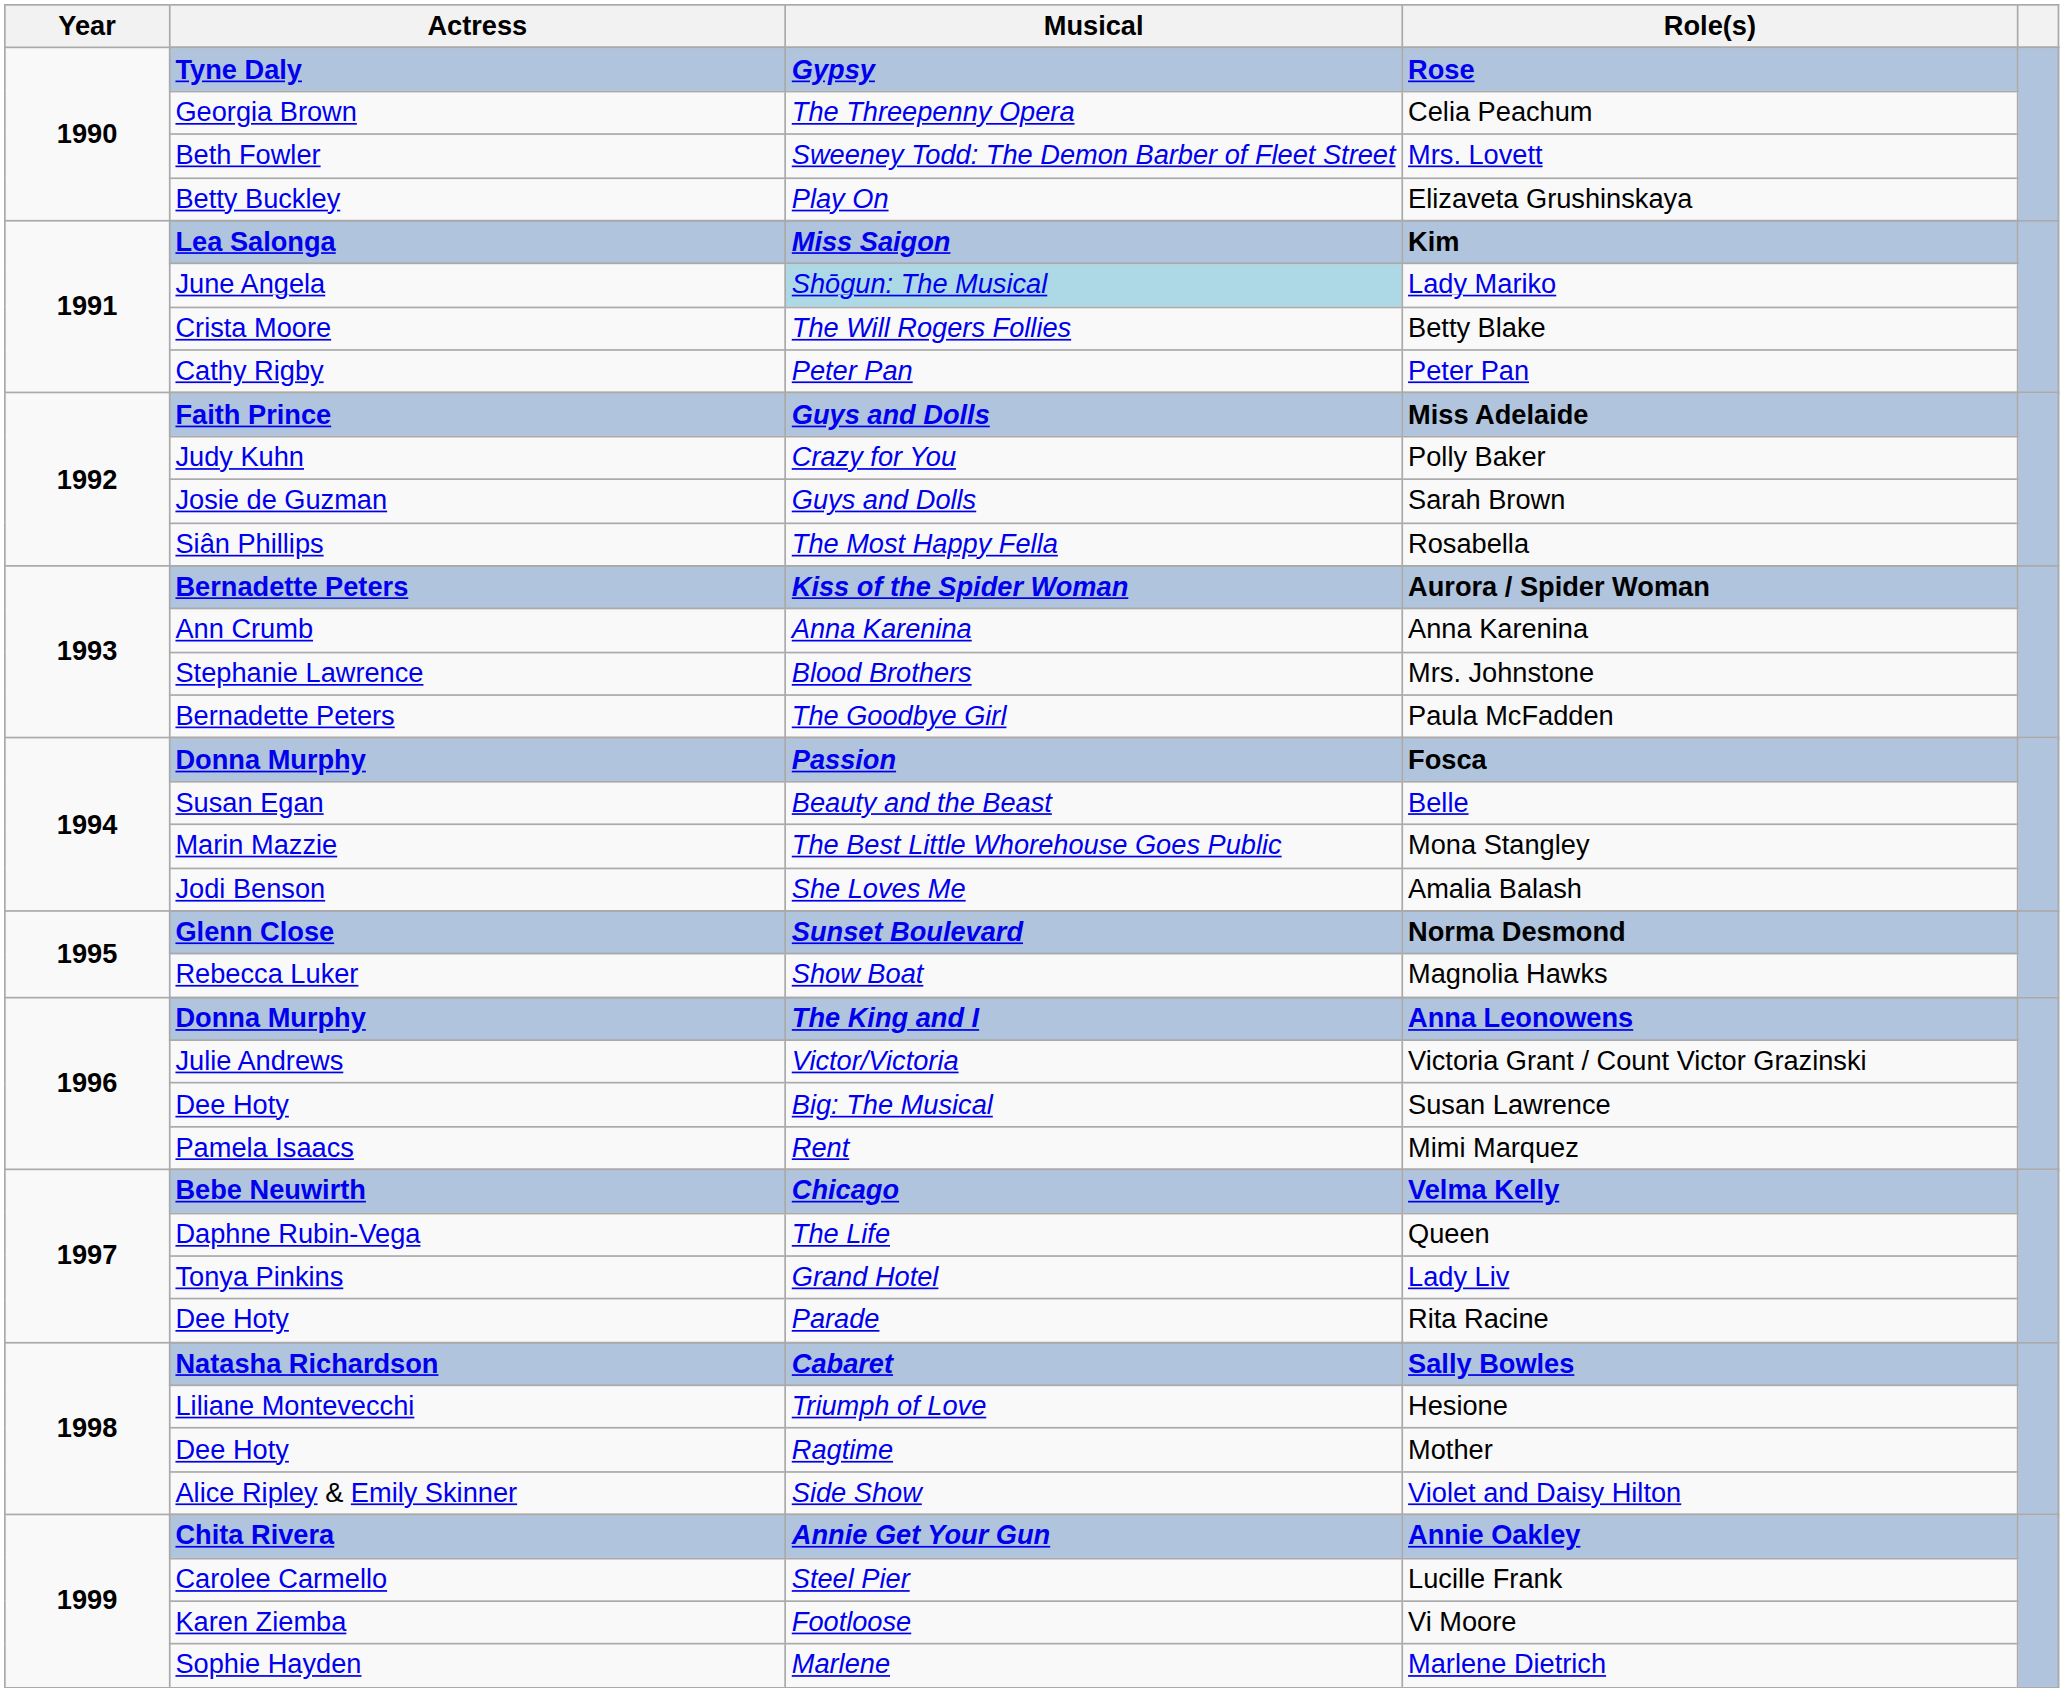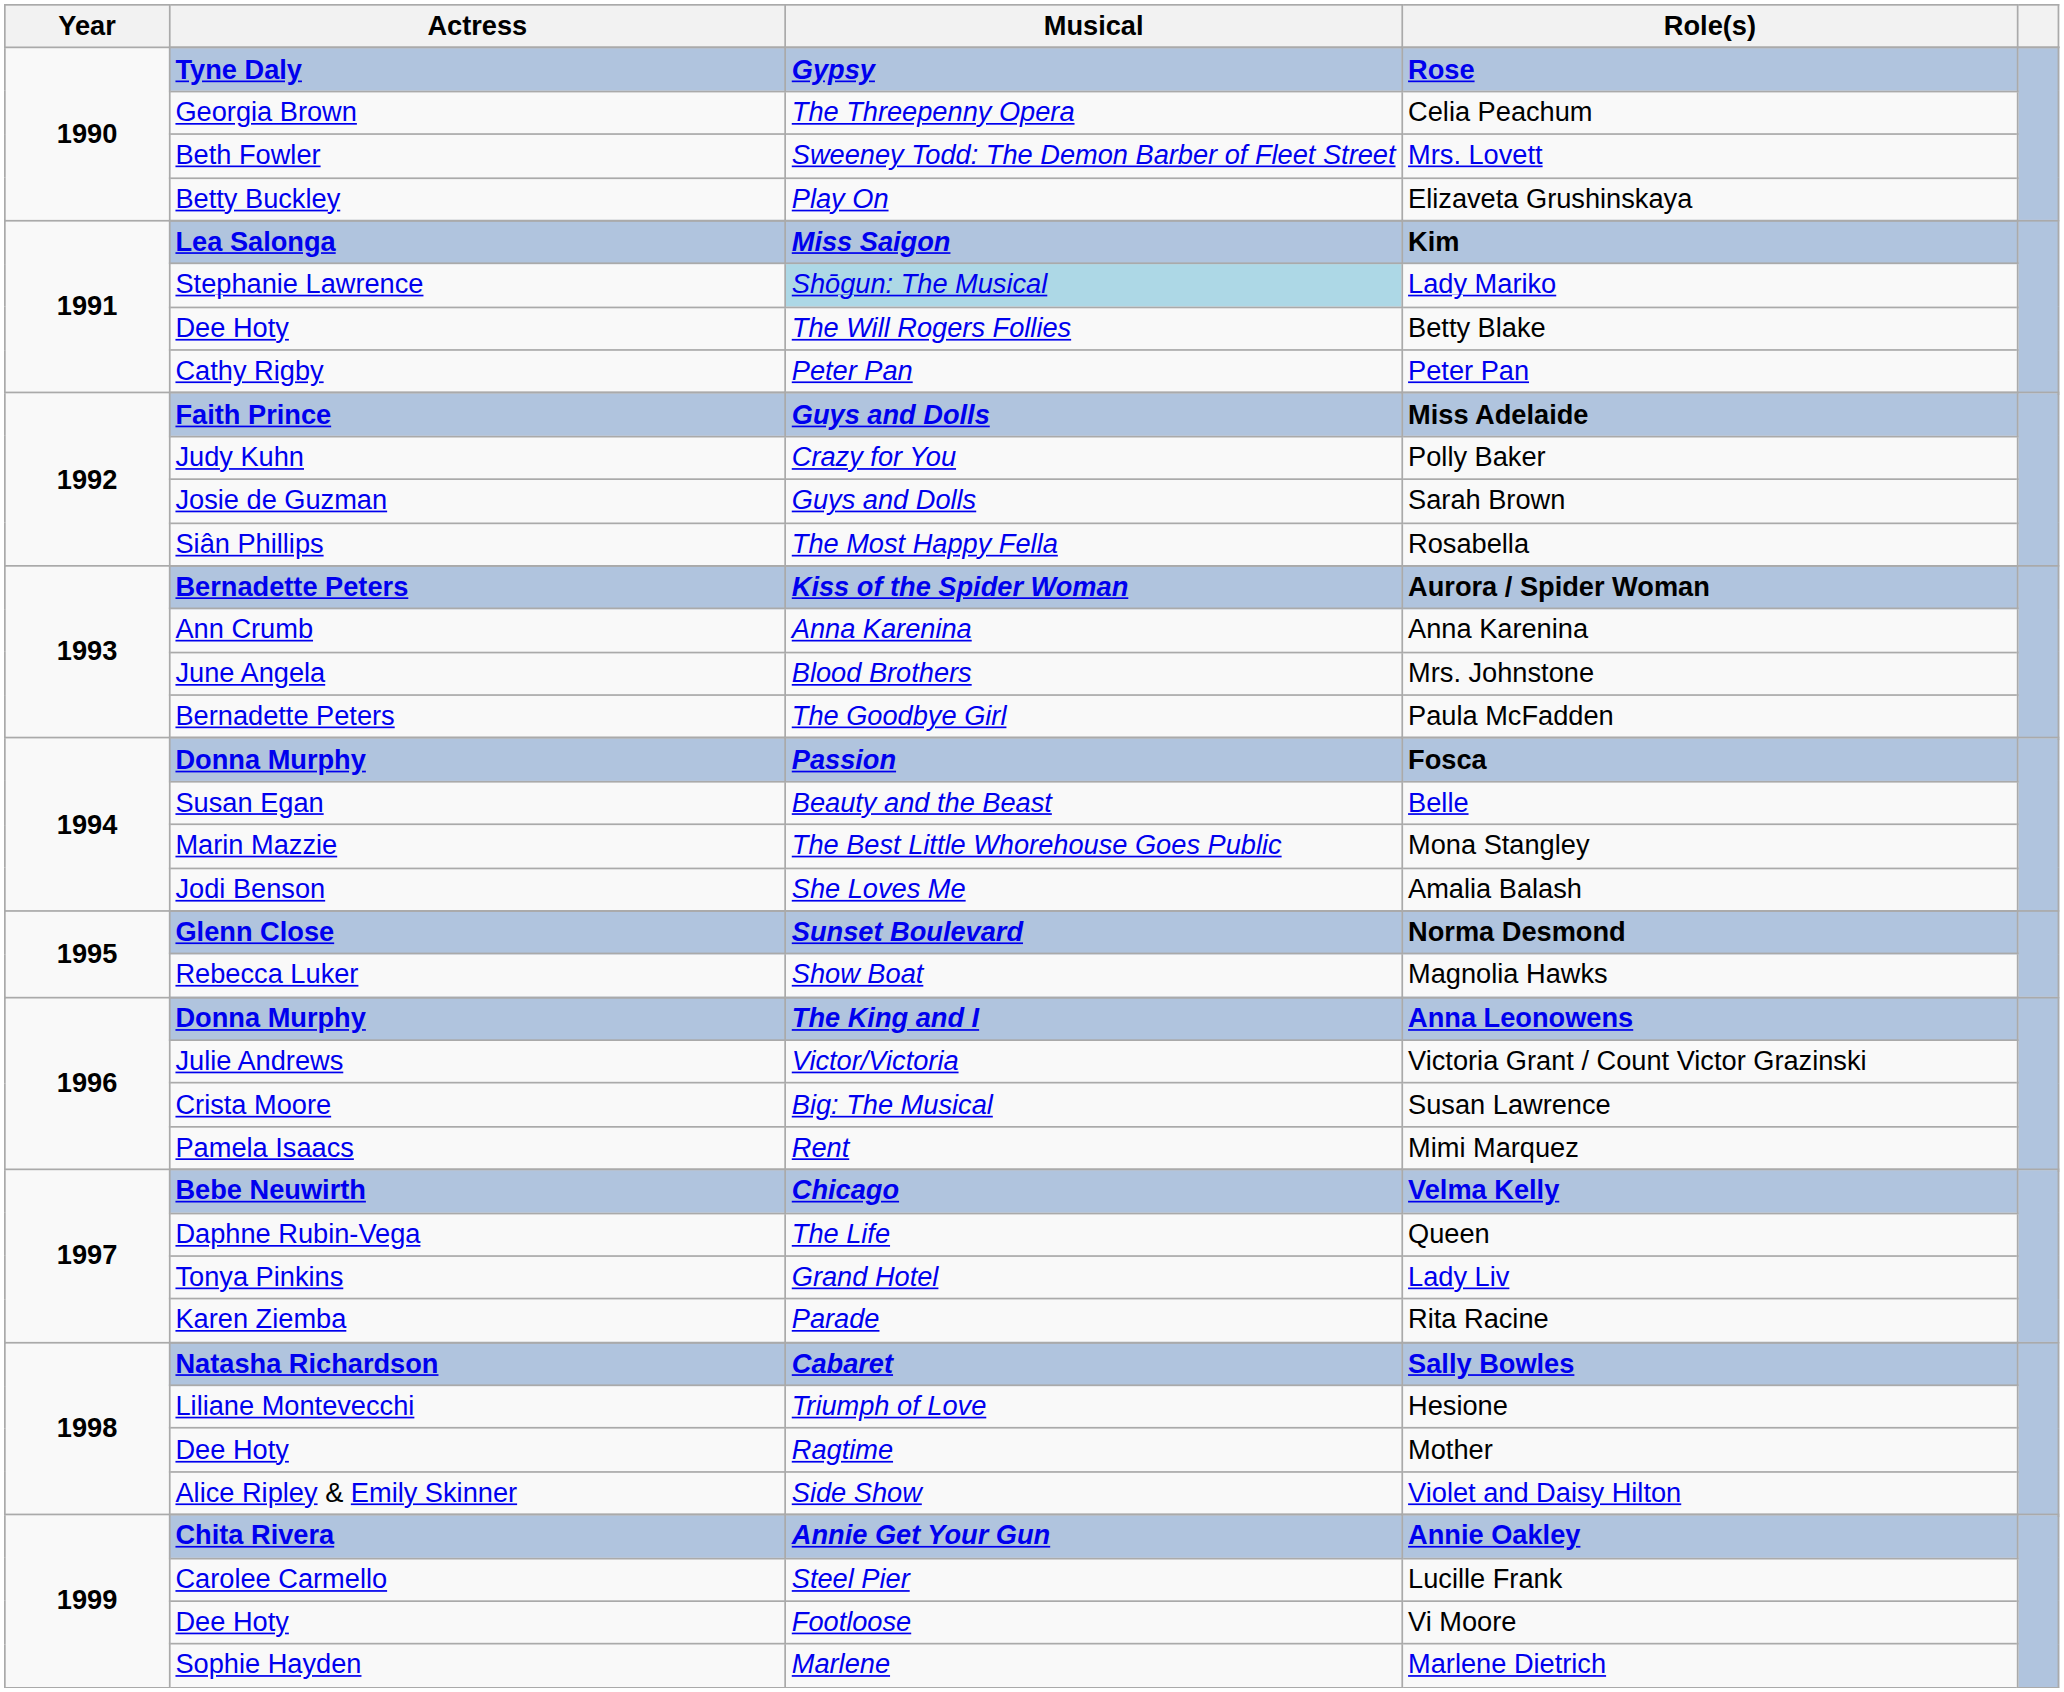(250, 284) June Angela -> (299, 284) Stephanie Lawrence
(253, 328) Crista Moore -> (232, 328) Dee Hoty
(299, 673) Stephanie Lawrence -> (250, 673) June Angela
(232, 1104) Dee Hoty -> (253, 1104) Crista Moore
(232, 1320) Dee Hoty -> (261, 1320) Karen Ziemba
(261, 1622) Karen Ziemba -> (232, 1622) Dee Hoty
